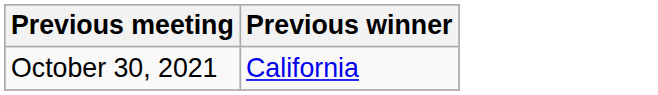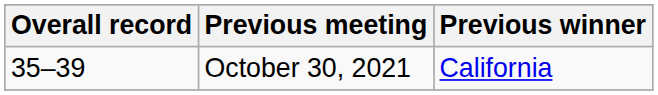+ column: (102, 25)
